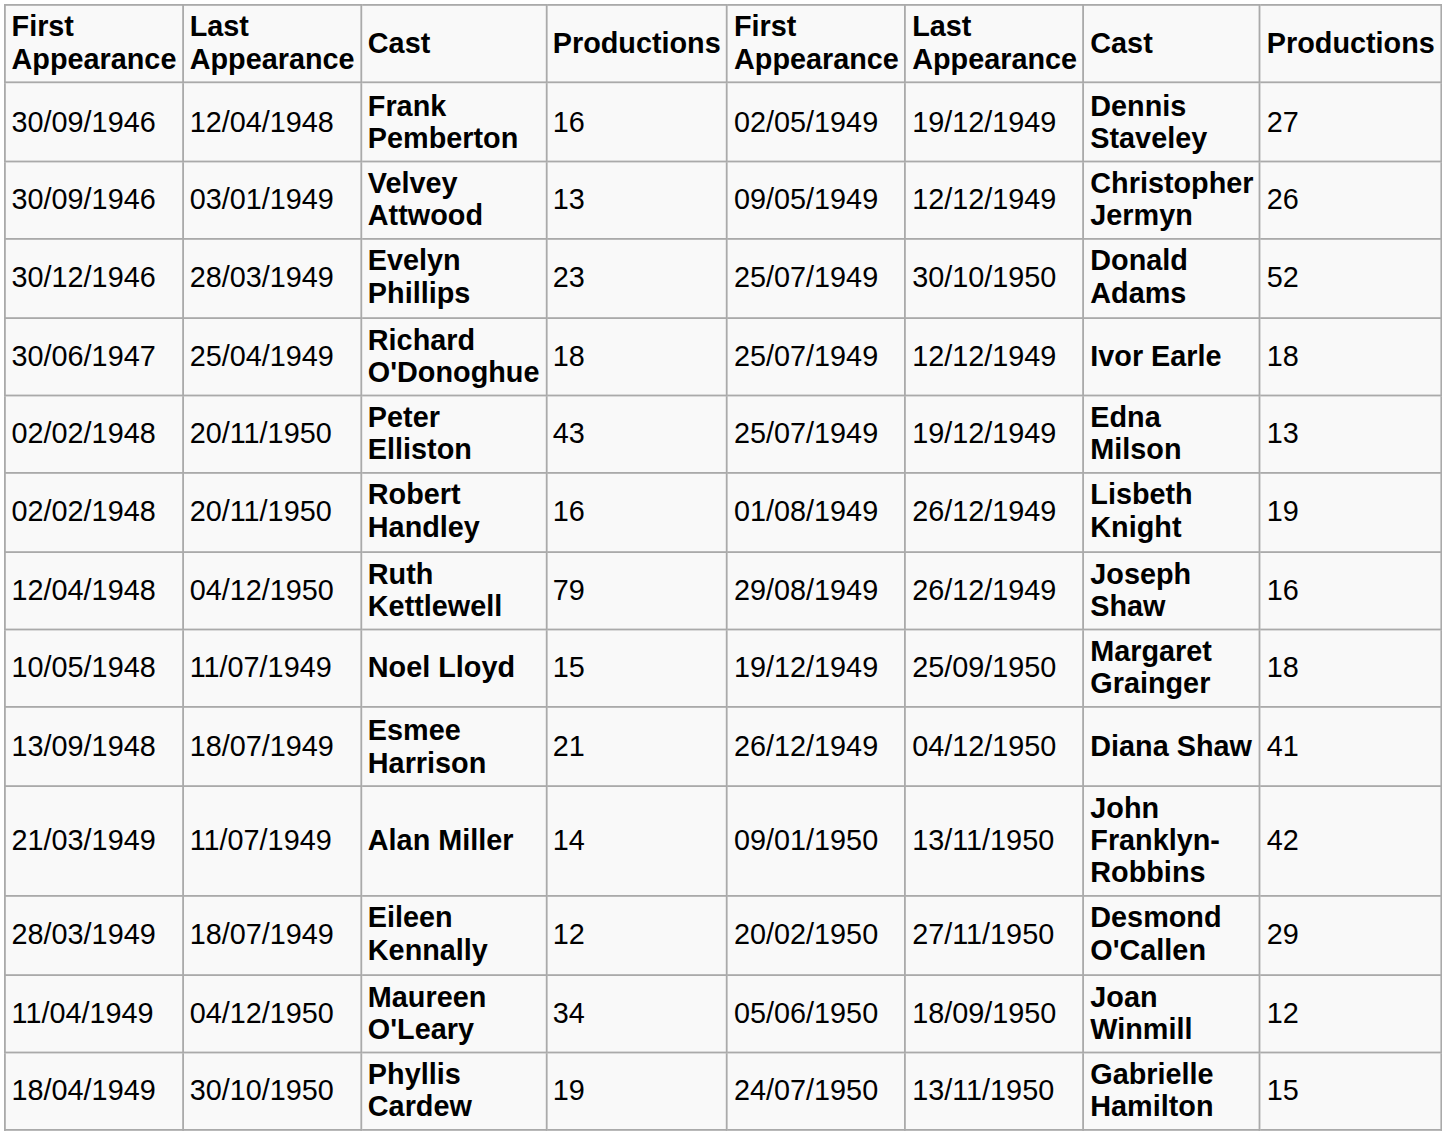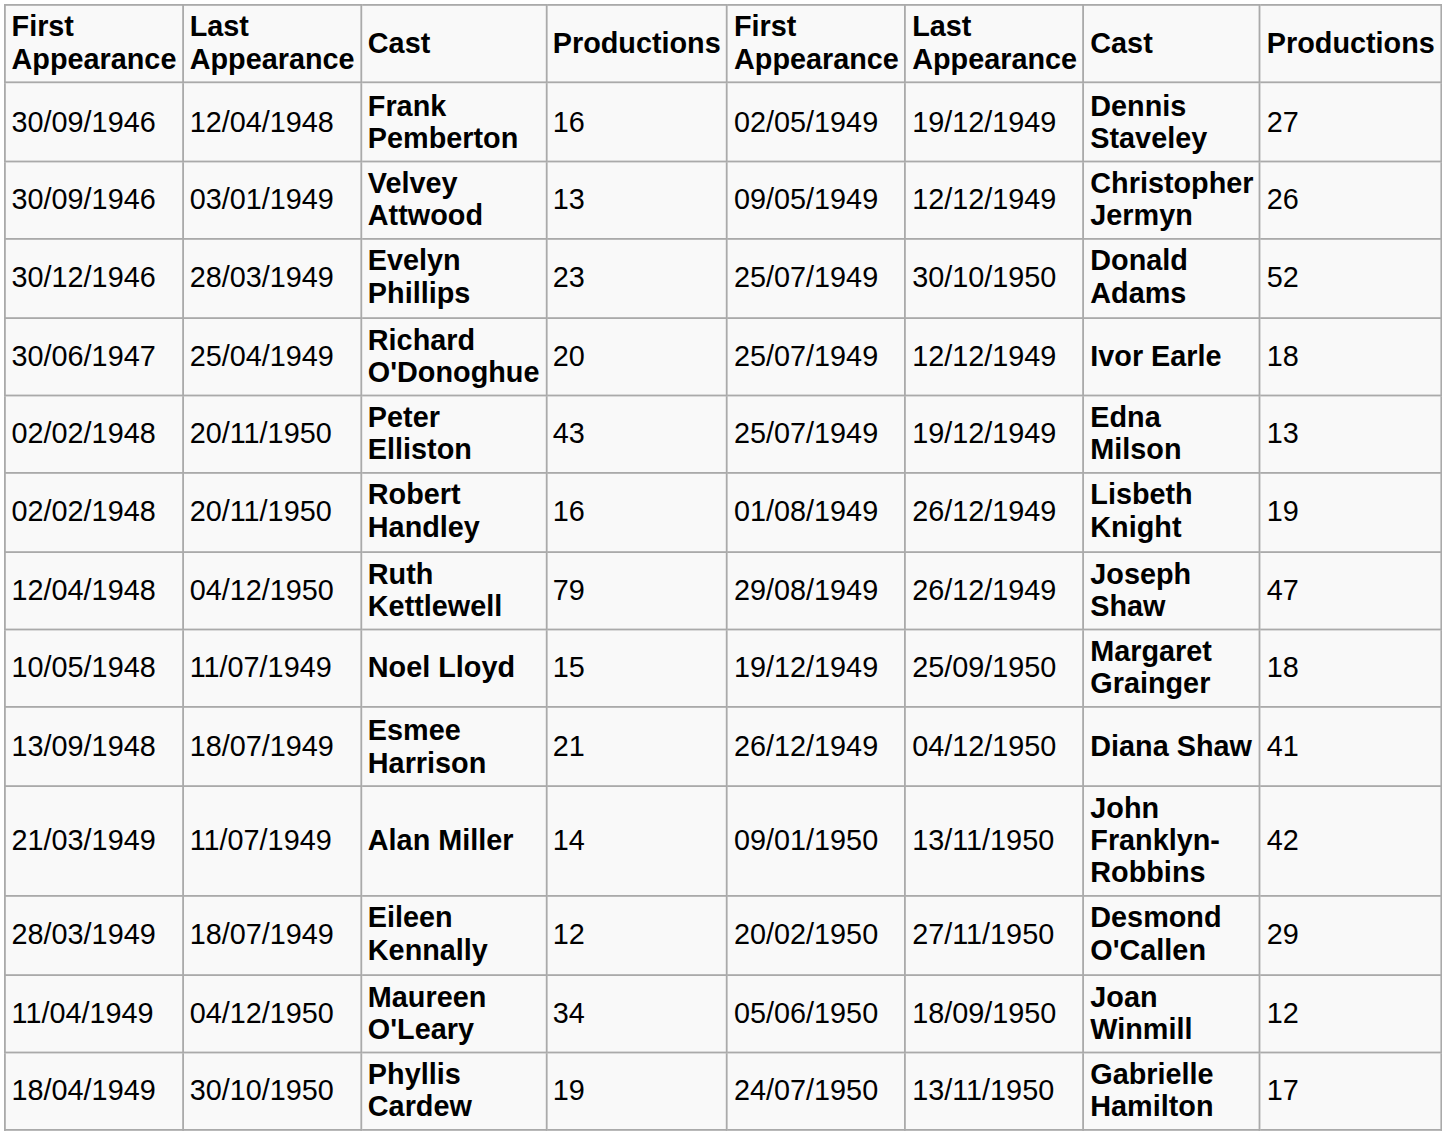(569, 355) 18 -> (569, 355) 20
(1283, 590) 16 -> (1283, 590) 47
(1283, 1090) 15 -> (1283, 1090) 17
